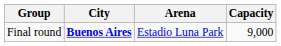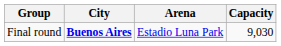(260, 32) 9,000 -> (260, 32) 9,030
